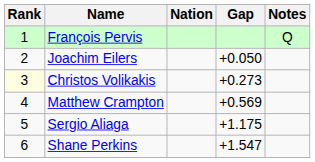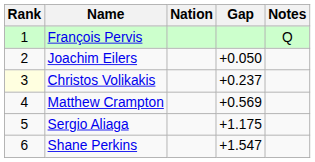(241, 80) +0.273 -> (241, 80) +0.237
